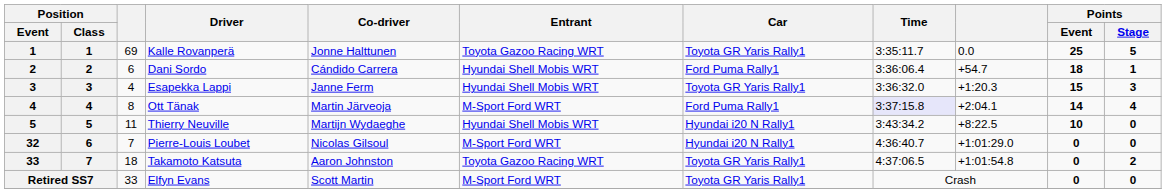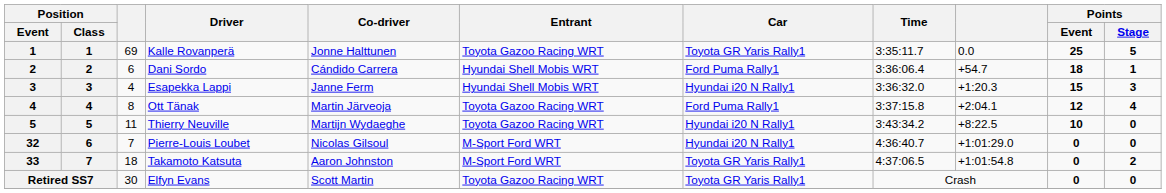(745, 87) Toyota GR Yaris Rally1 -> (740, 87) Hyundai i20 N Rally1
(512, 105) M-Sport Ford WRT -> (533, 105) Toyota Gazoo Racing WRT
(900, 105) lavender background -> (900, 105) no background
(1076, 105) 14 -> (1076, 105) 12
(530, 124) Hyundai Shell Mobis WRT -> (533, 124) Toyota Gazoo Racing WRT
(533, 161) Toyota Gazoo Racing WRT -> (512, 161) M-Sport Ford WRT
(131, 179) 33 -> (131, 179) 30
(512, 179) M-Sport Ford WRT -> (533, 179) Toyota Gazoo Racing WRT
